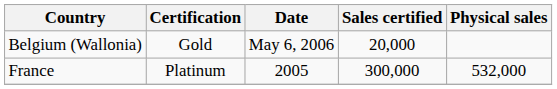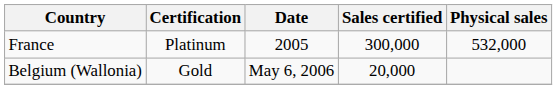rows swapped: (75, 44) <-> (31, 71)
